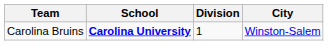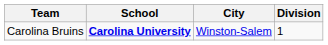columns swapped: (283, 13) <-> (218, 13)
